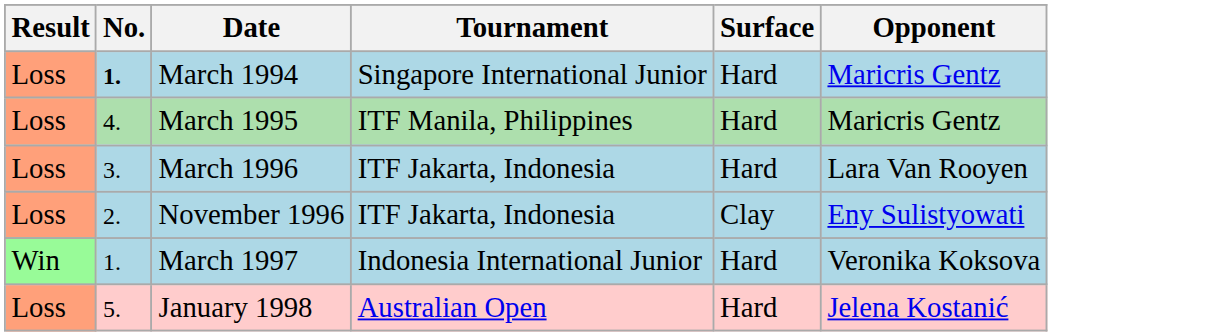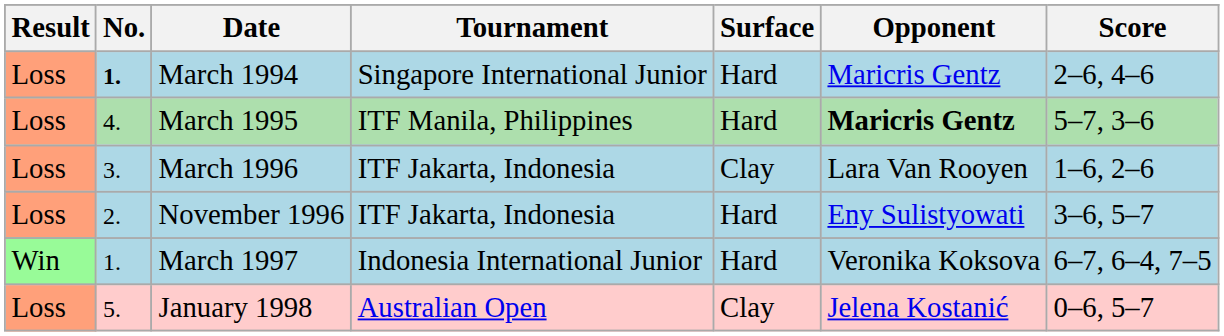+ column: (1133, 27)
(914, 120) normal -> (921, 120) bold
(749, 167) Hard -> (747, 167) Clay
(747, 213) Clay -> (749, 213) Hard
(749, 306) Hard -> (747, 306) Clay
